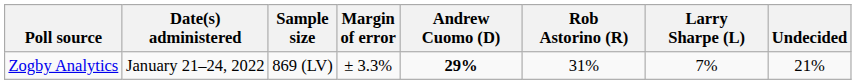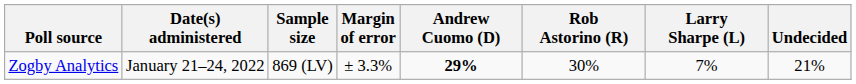(584, 65) 31% -> (584, 65) 30%
